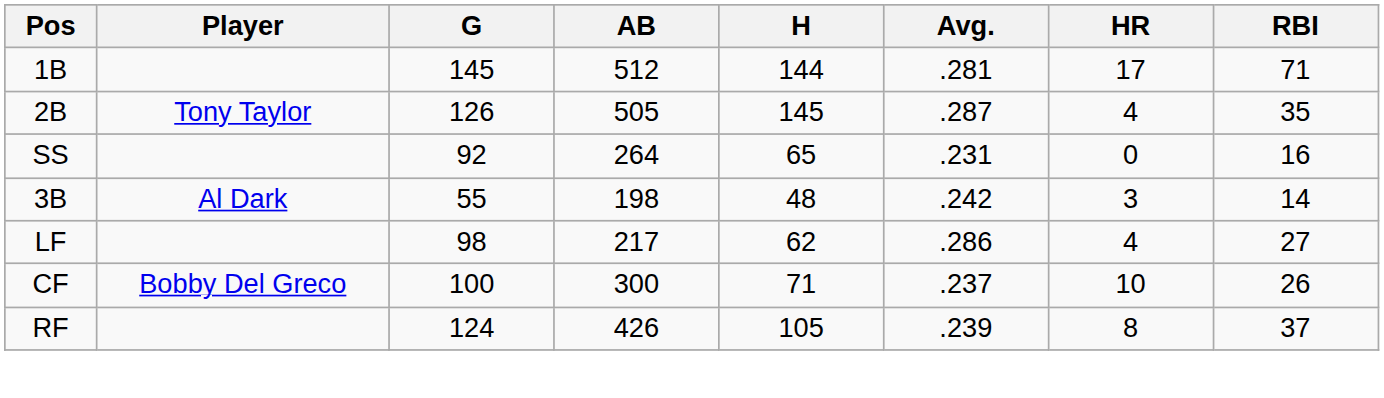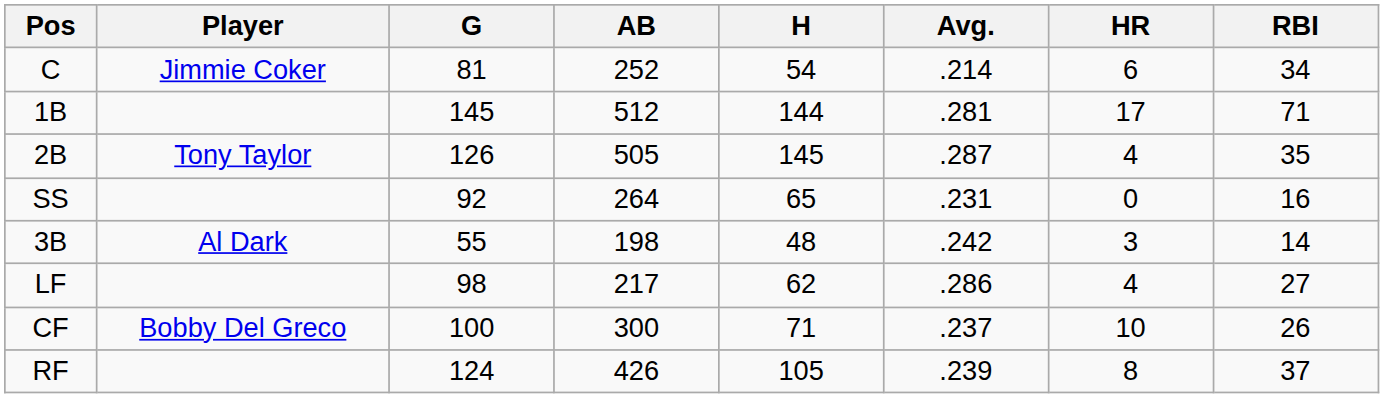+ row: (51, 69)
